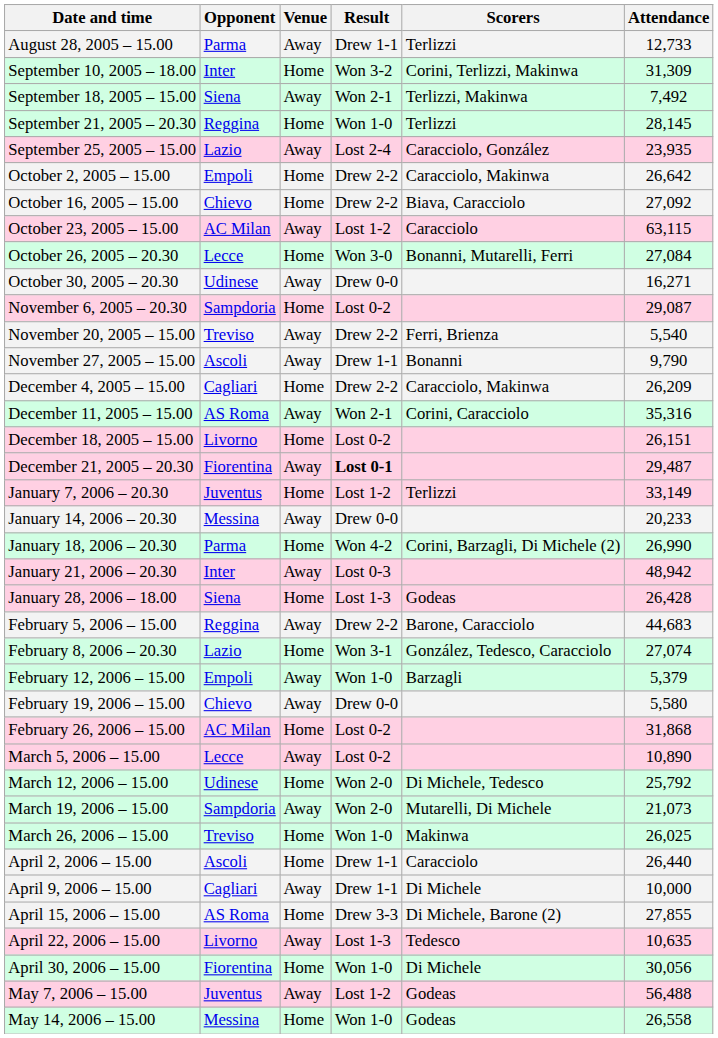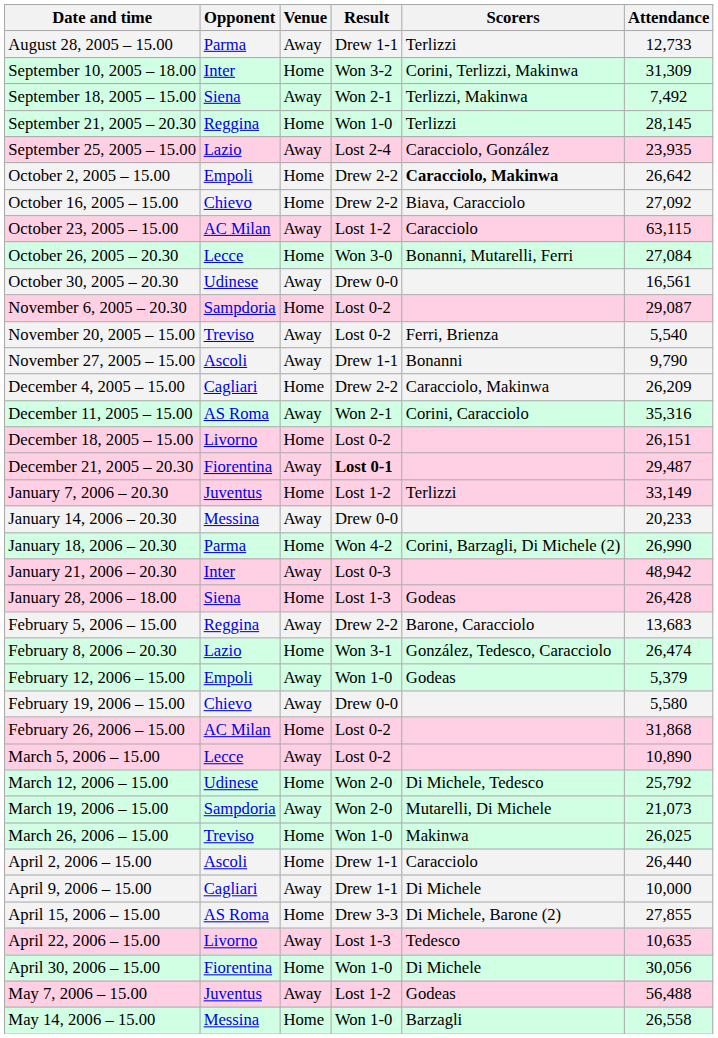(477, 176) normal -> (482, 176) bold
(669, 281) 16,271 -> (669, 281) 16,561
(367, 334) Drew 2-2 -> (363, 334) Lost 0-2
(669, 624) 44,683 -> (669, 624) 13,683
(669, 651) 27,074 -> (669, 651) 26,474
(434, 677) Barzagli -> (431, 677) Godeas
(431, 1020) Godeas -> (434, 1020) Barzagli
